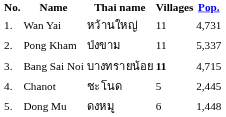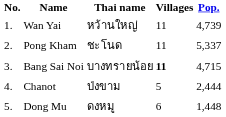(209, 25) 4,731 -> (209, 25) 4,739
(104, 46) ป่งขาม -> (104, 46) ชะโนด
(104, 86) ชะโนด -> (104, 86) ป่งขาม
(209, 86) 2,445 -> (209, 86) 2,444
